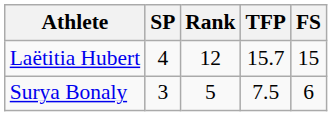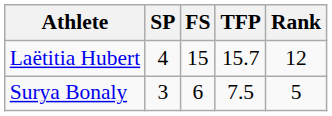columns swapped: (309, 22) <-> (210, 22)
